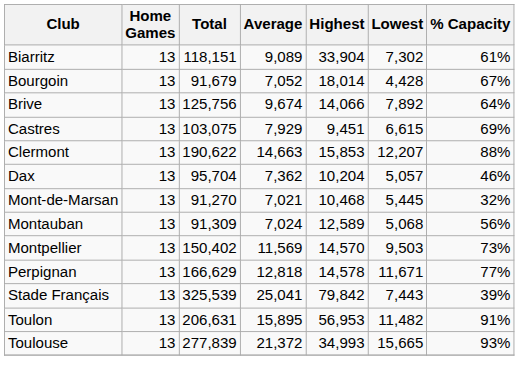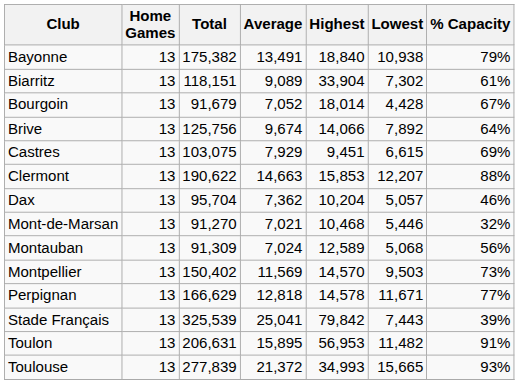+ row: (38, 57)
(404, 200) 5,445 -> (404, 224) 5,446
